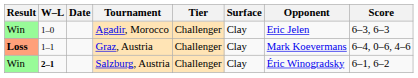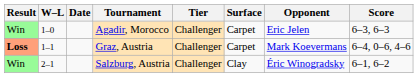(237, 30) Clay -> (241, 30) Carpet
(237, 47) Clay -> (241, 47) Carpet
(48, 64) bold -> (48, 64) normal
